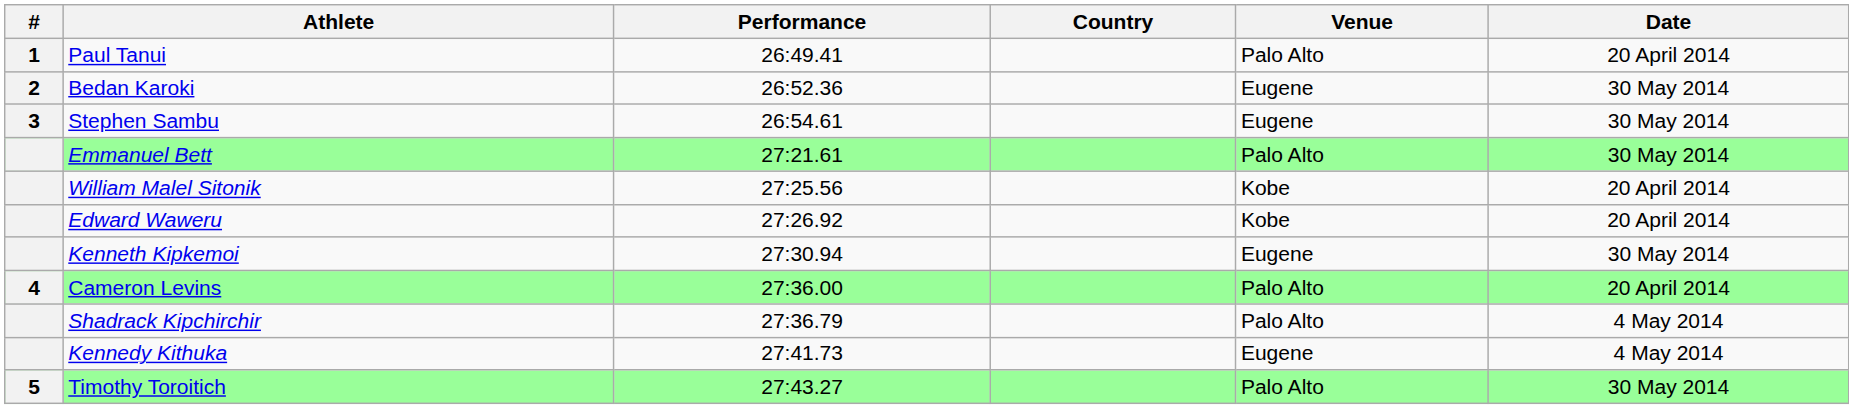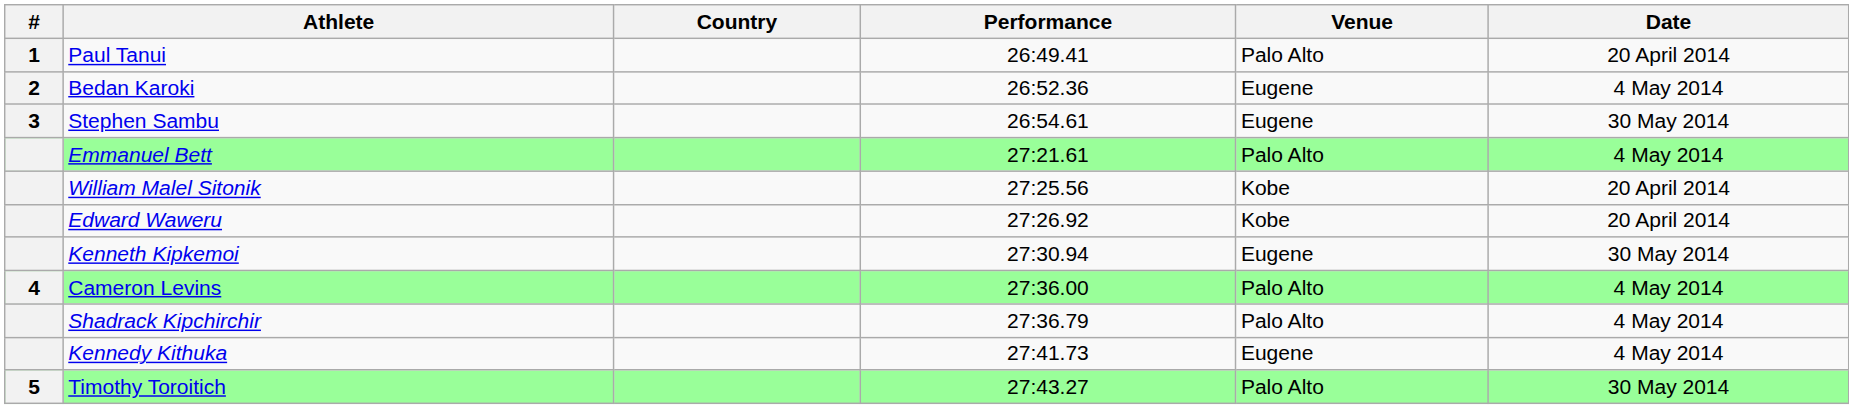columns swapped: (1113, 22) <-> (802, 22)
(1669, 88) 30 May 2014 -> (1669, 88) 4 May 2014
(1669, 155) 30 May 2014 -> (1669, 155) 4 May 2014
(1669, 287) 20 April 2014 -> (1669, 287) 4 May 2014
